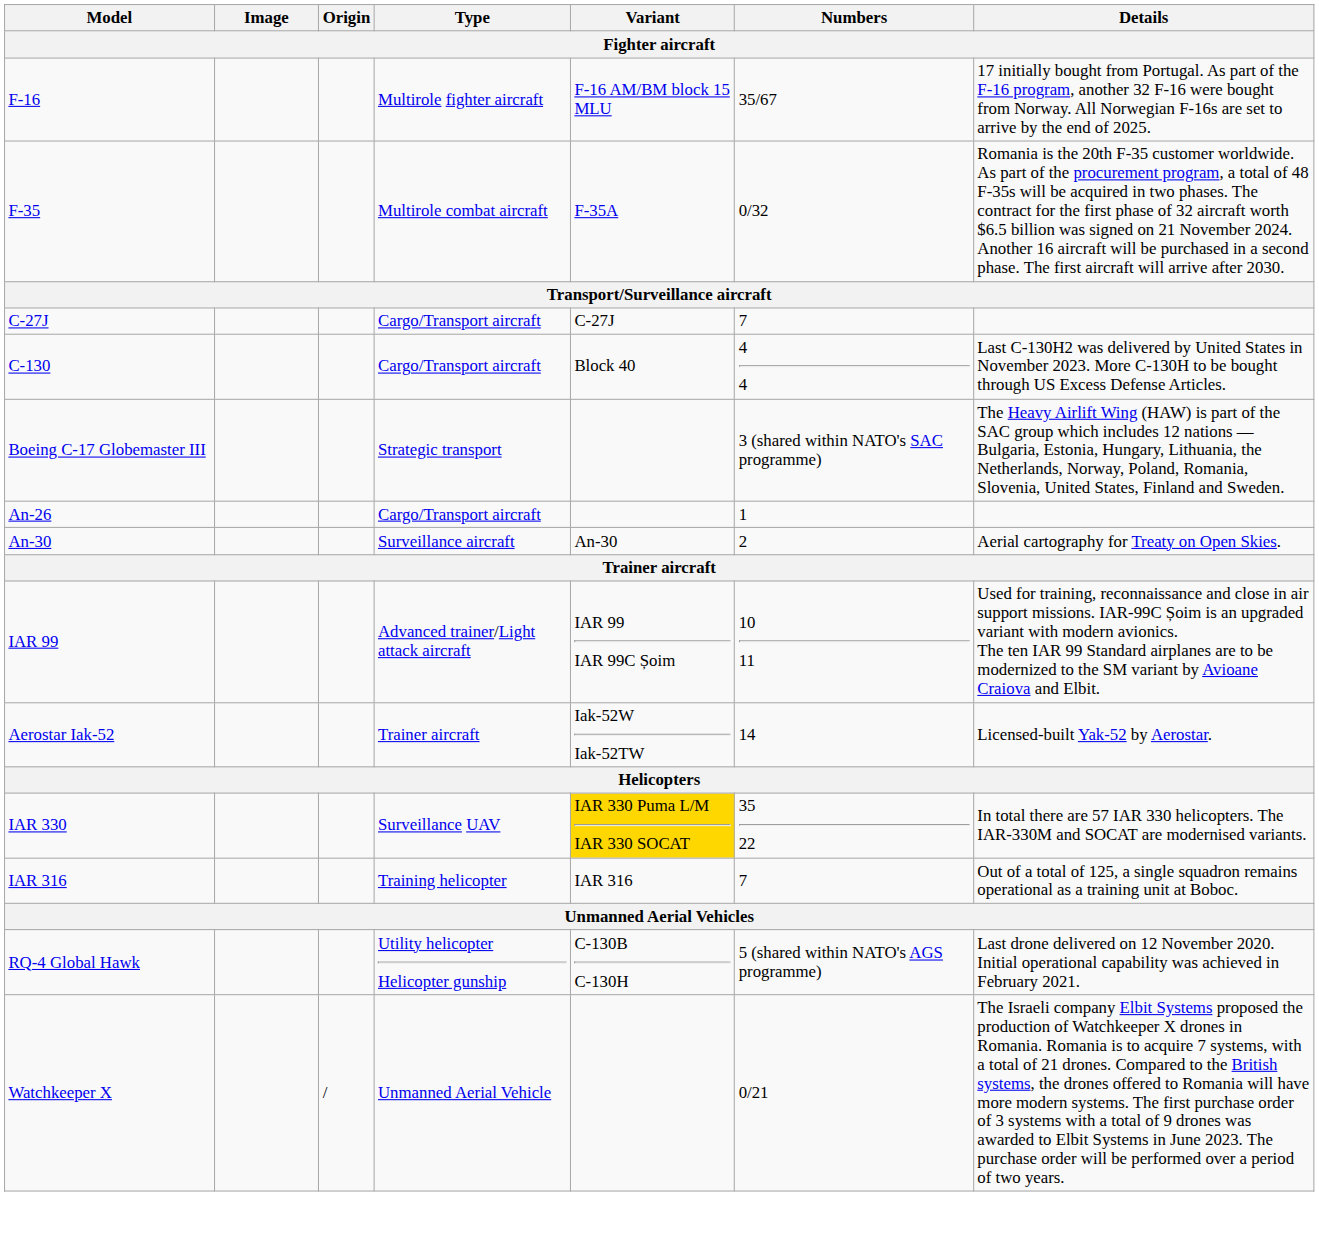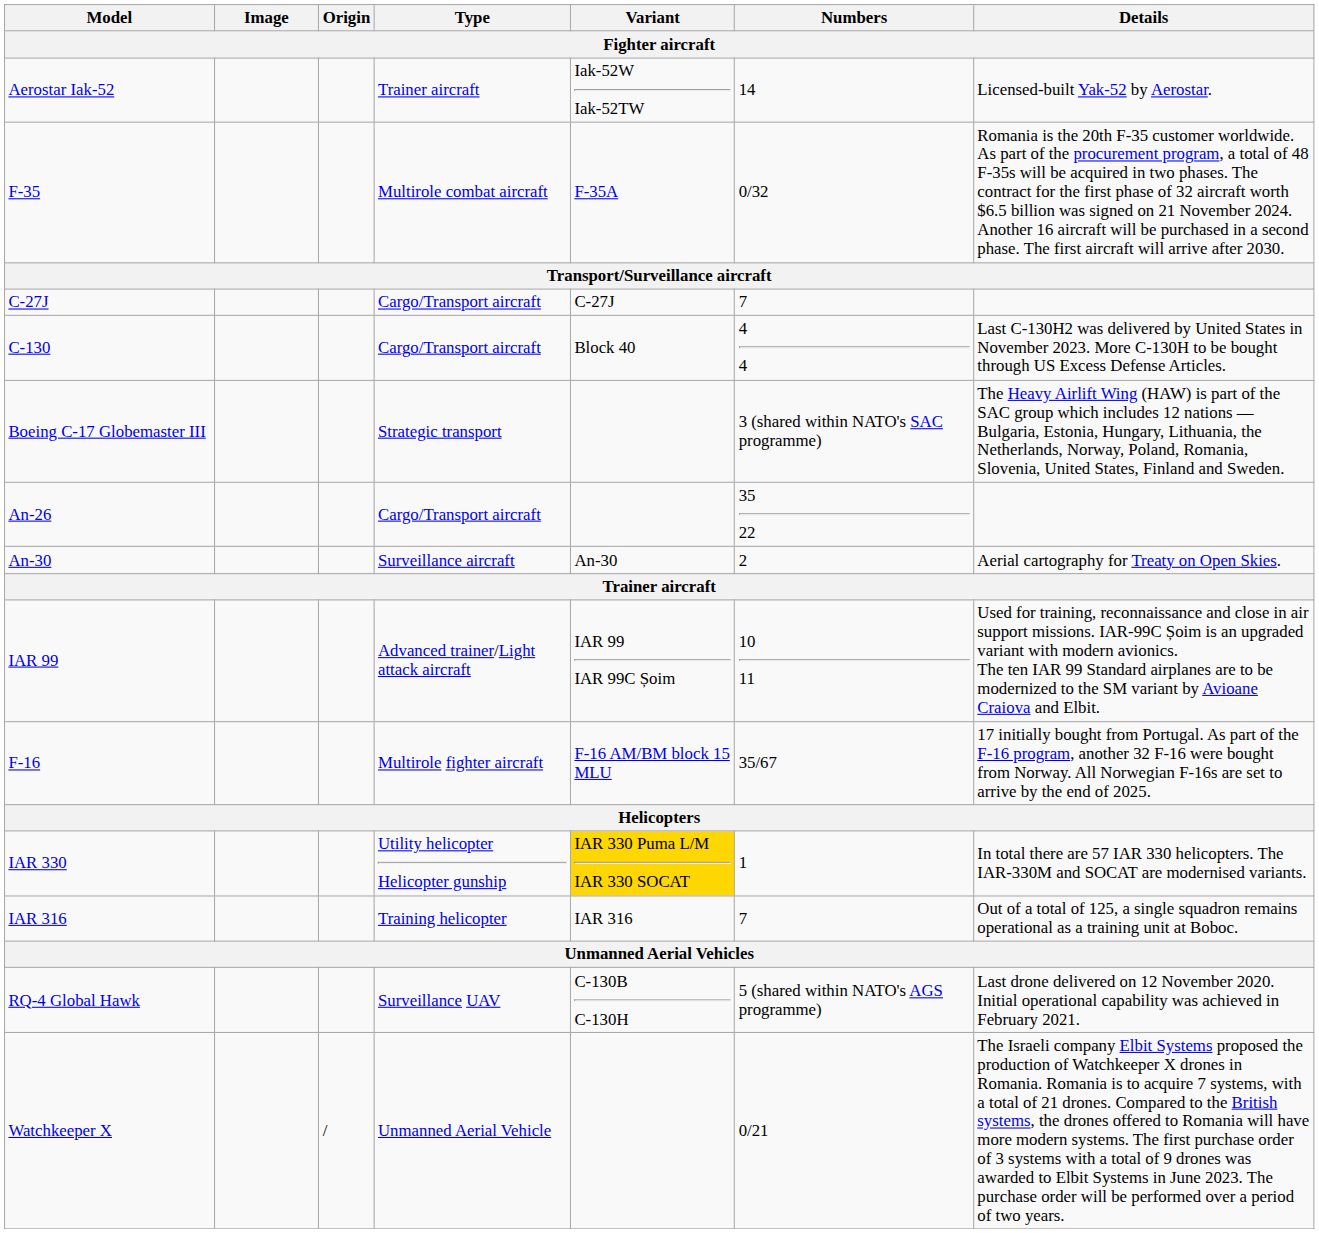rows swapped: (24, 99) <-> (61, 734)
(743, 514) 1 -> (854, 514) 35 22
(439, 825) Surveillance UAV -> (472, 863) Utility helicopter Helicopter gunship
(854, 825) 35 22 -> (743, 863) 1
(472, 962) Utility helicopter Helicopter gunship -> (439, 999) Surveillance UAV
